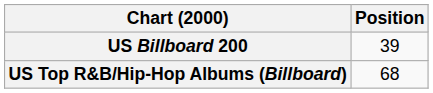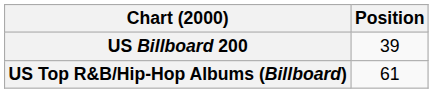(390, 74) 68 -> (390, 74) 61
